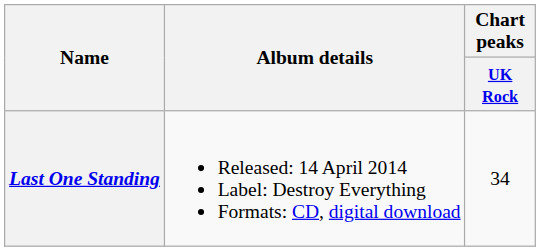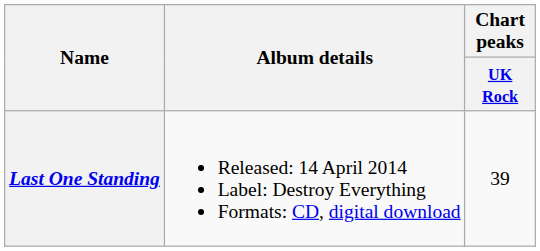(500, 178) 34 -> (500, 178) 39
